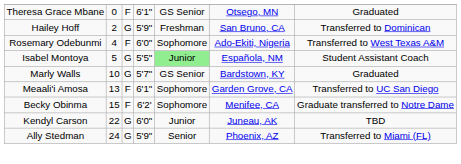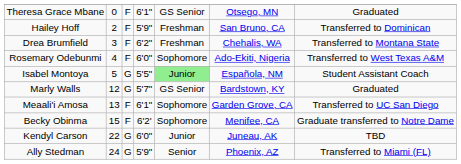(128, 27) G -> (128, 27) F
+ row: (55, 43)
(114, 74) 10 -> (114, 89) 12
